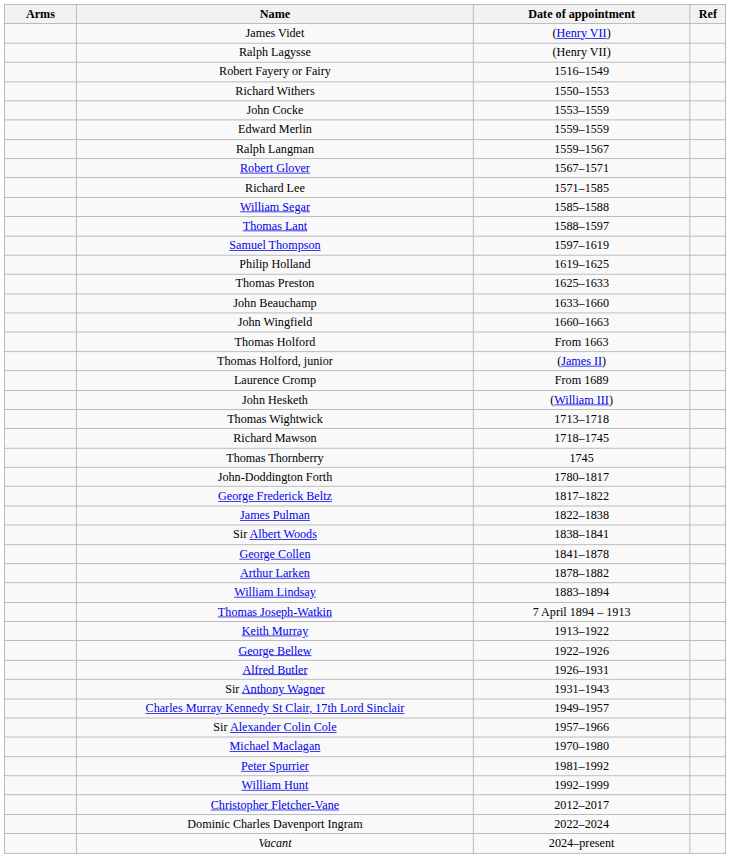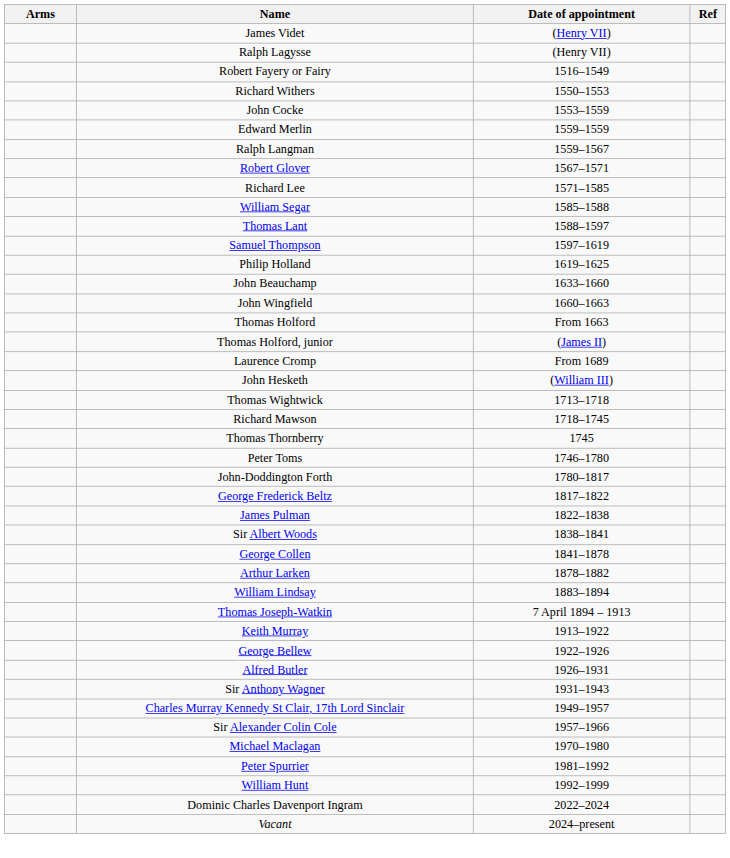- row: (275, 284)
+ row: (275, 457)
- row: (275, 804)
